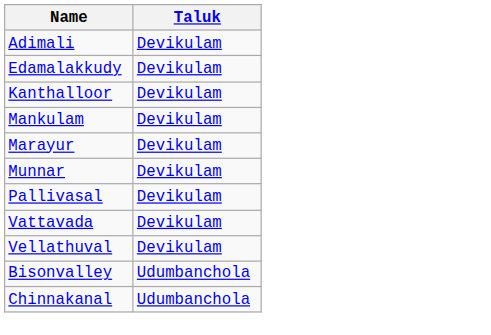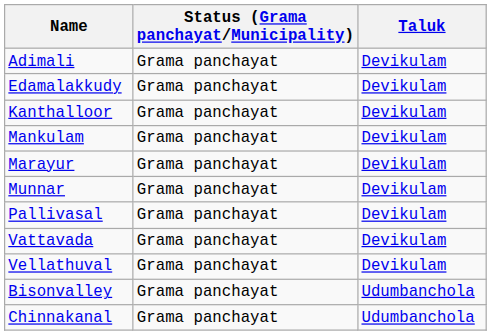+ column: (245, 26)
